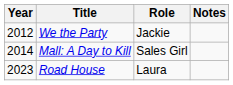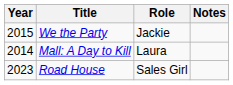(20, 32) 2012 -> (20, 32) 2015
(162, 51) Sales Girl -> (151, 51) Laura
(151, 70) Laura -> (162, 70) Sales Girl
